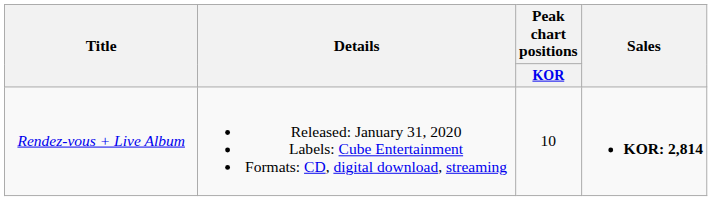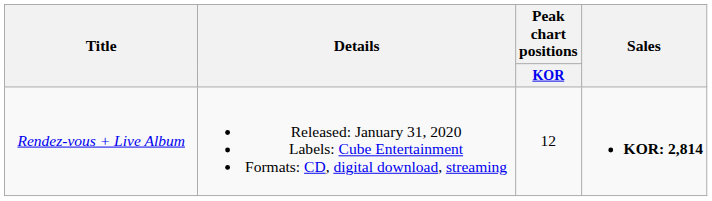(548, 141) 10 -> (548, 141) 12
